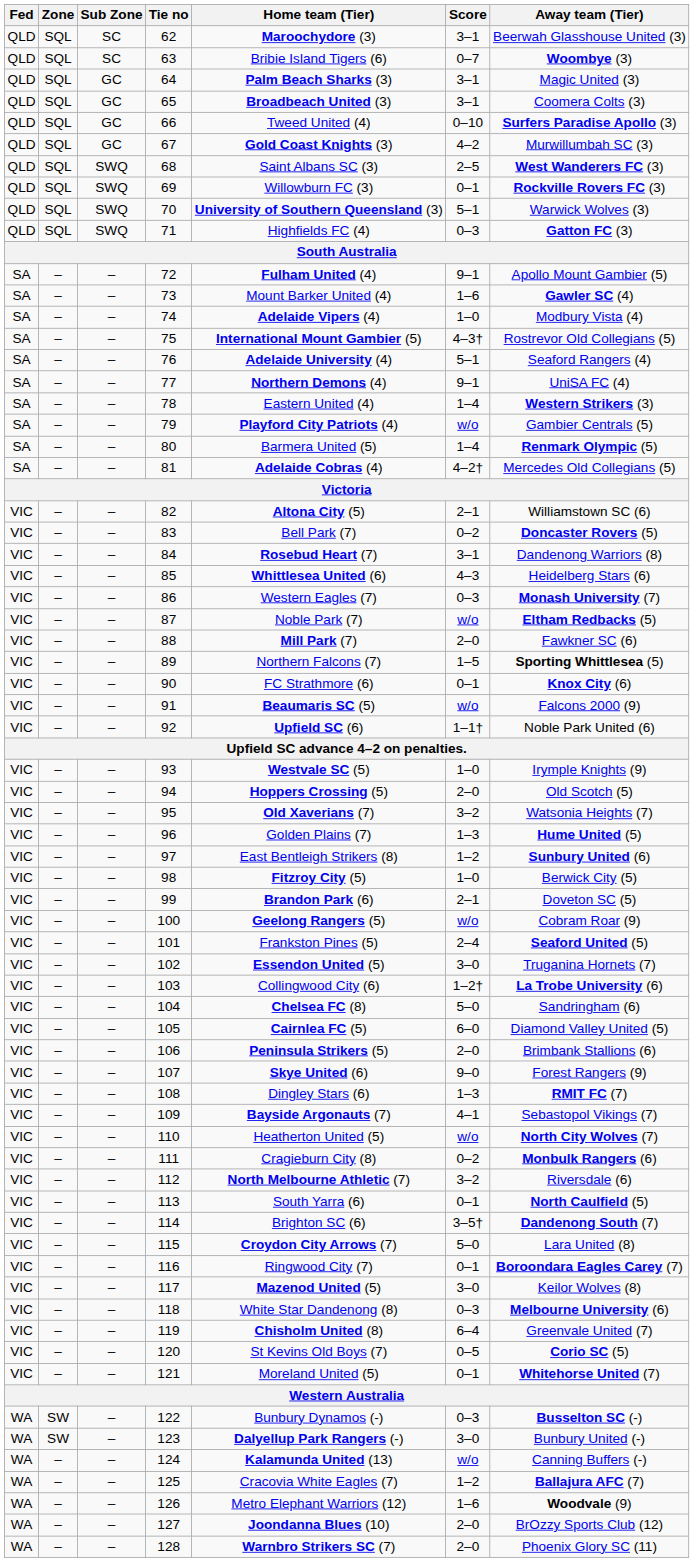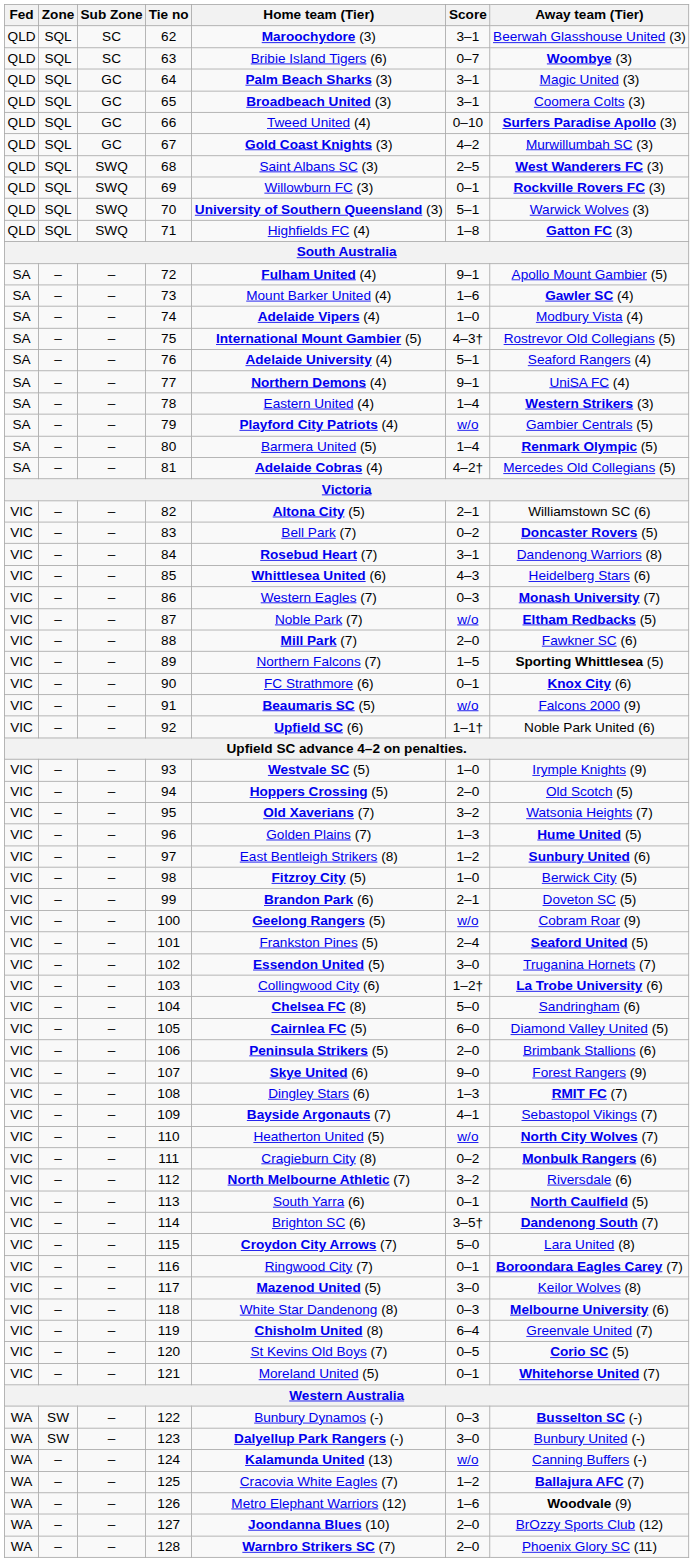(468, 230) 0–3 -> (468, 230) 1–8
